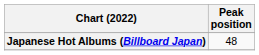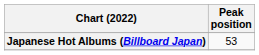(231, 41) 48 -> (231, 41) 53
